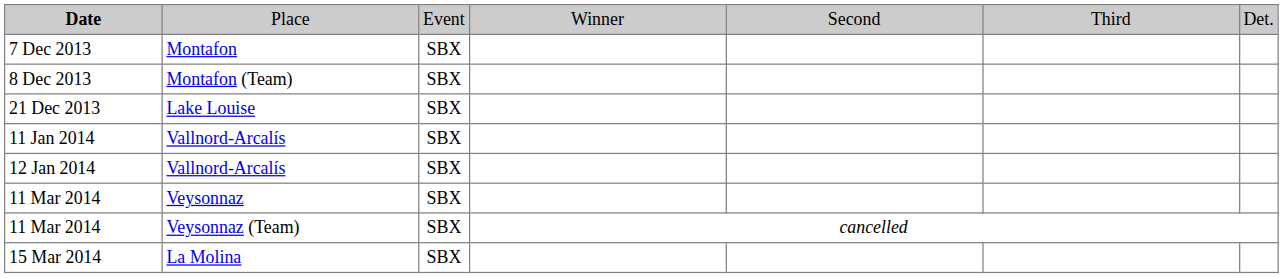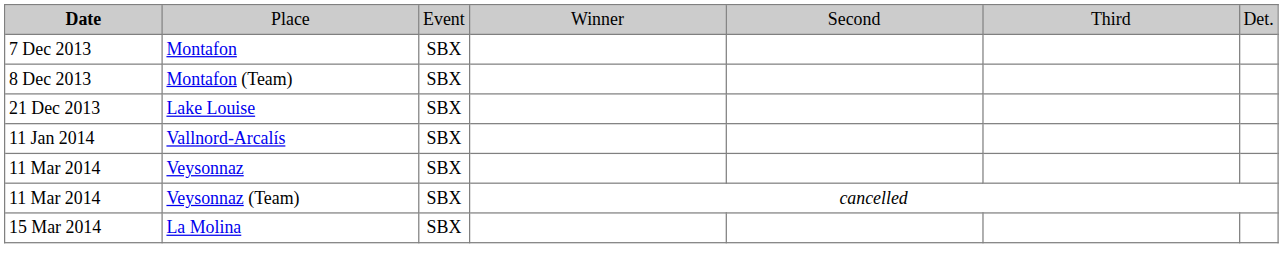- row: (52, 168)
